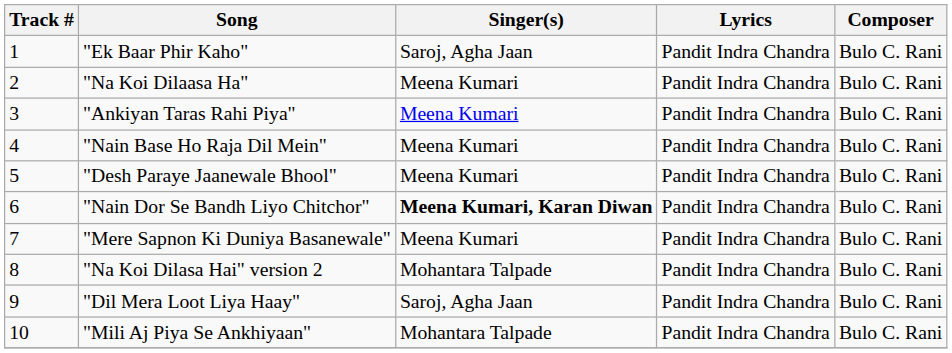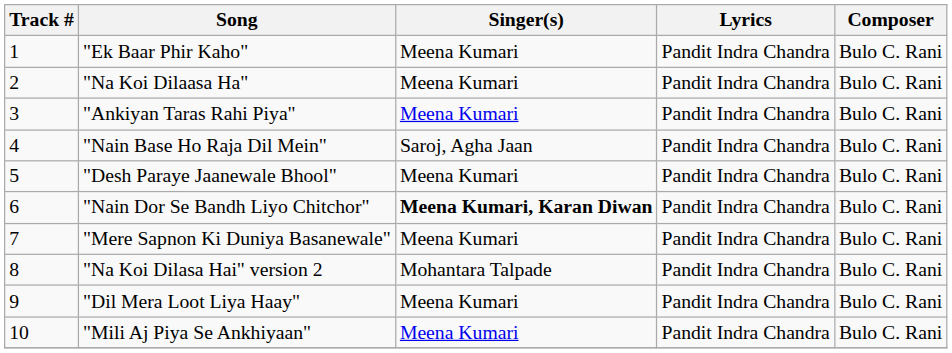(466, 51) Saroj, Agha Jaan -> (459, 51) Meena Kumari
(459, 144) Meena Kumari -> (466, 144) Saroj, Agha Jaan
(466, 301) Saroj, Agha Jaan -> (459, 301) Meena Kumari
(476, 332) Mohantara Talpade -> (459, 332) Meena Kumari
